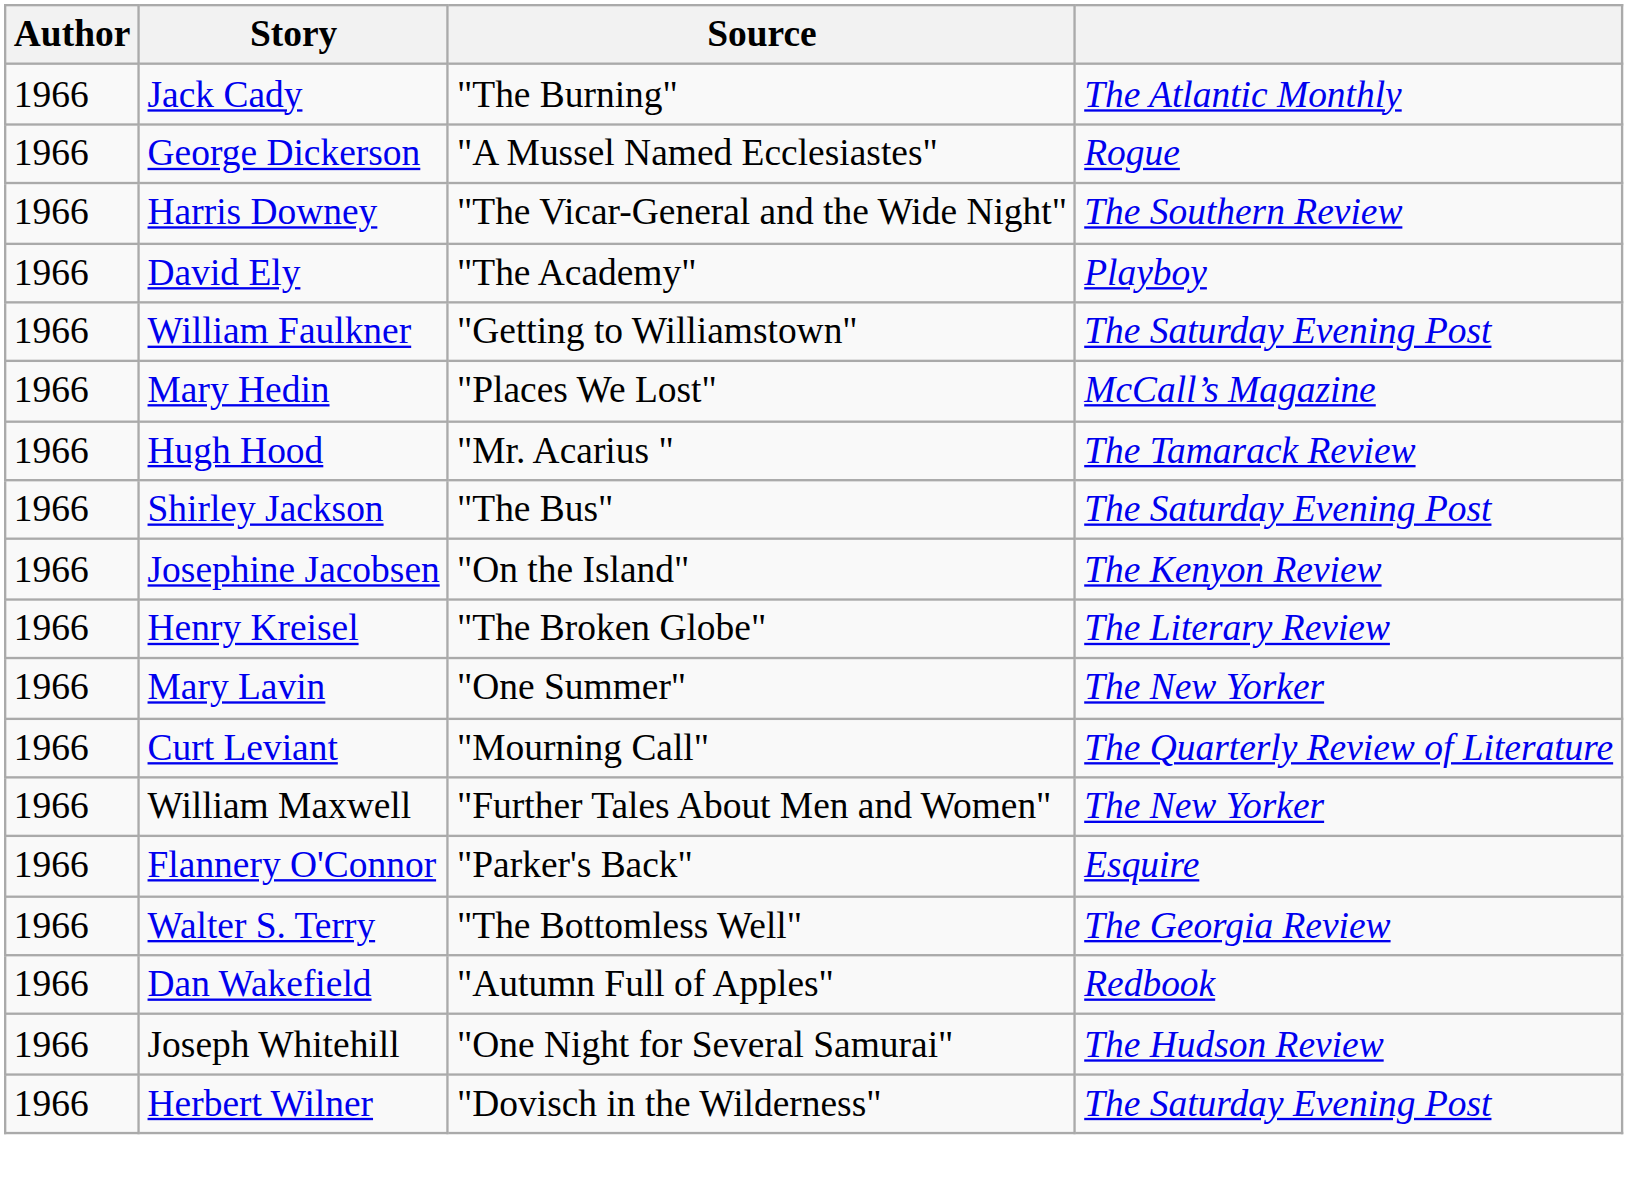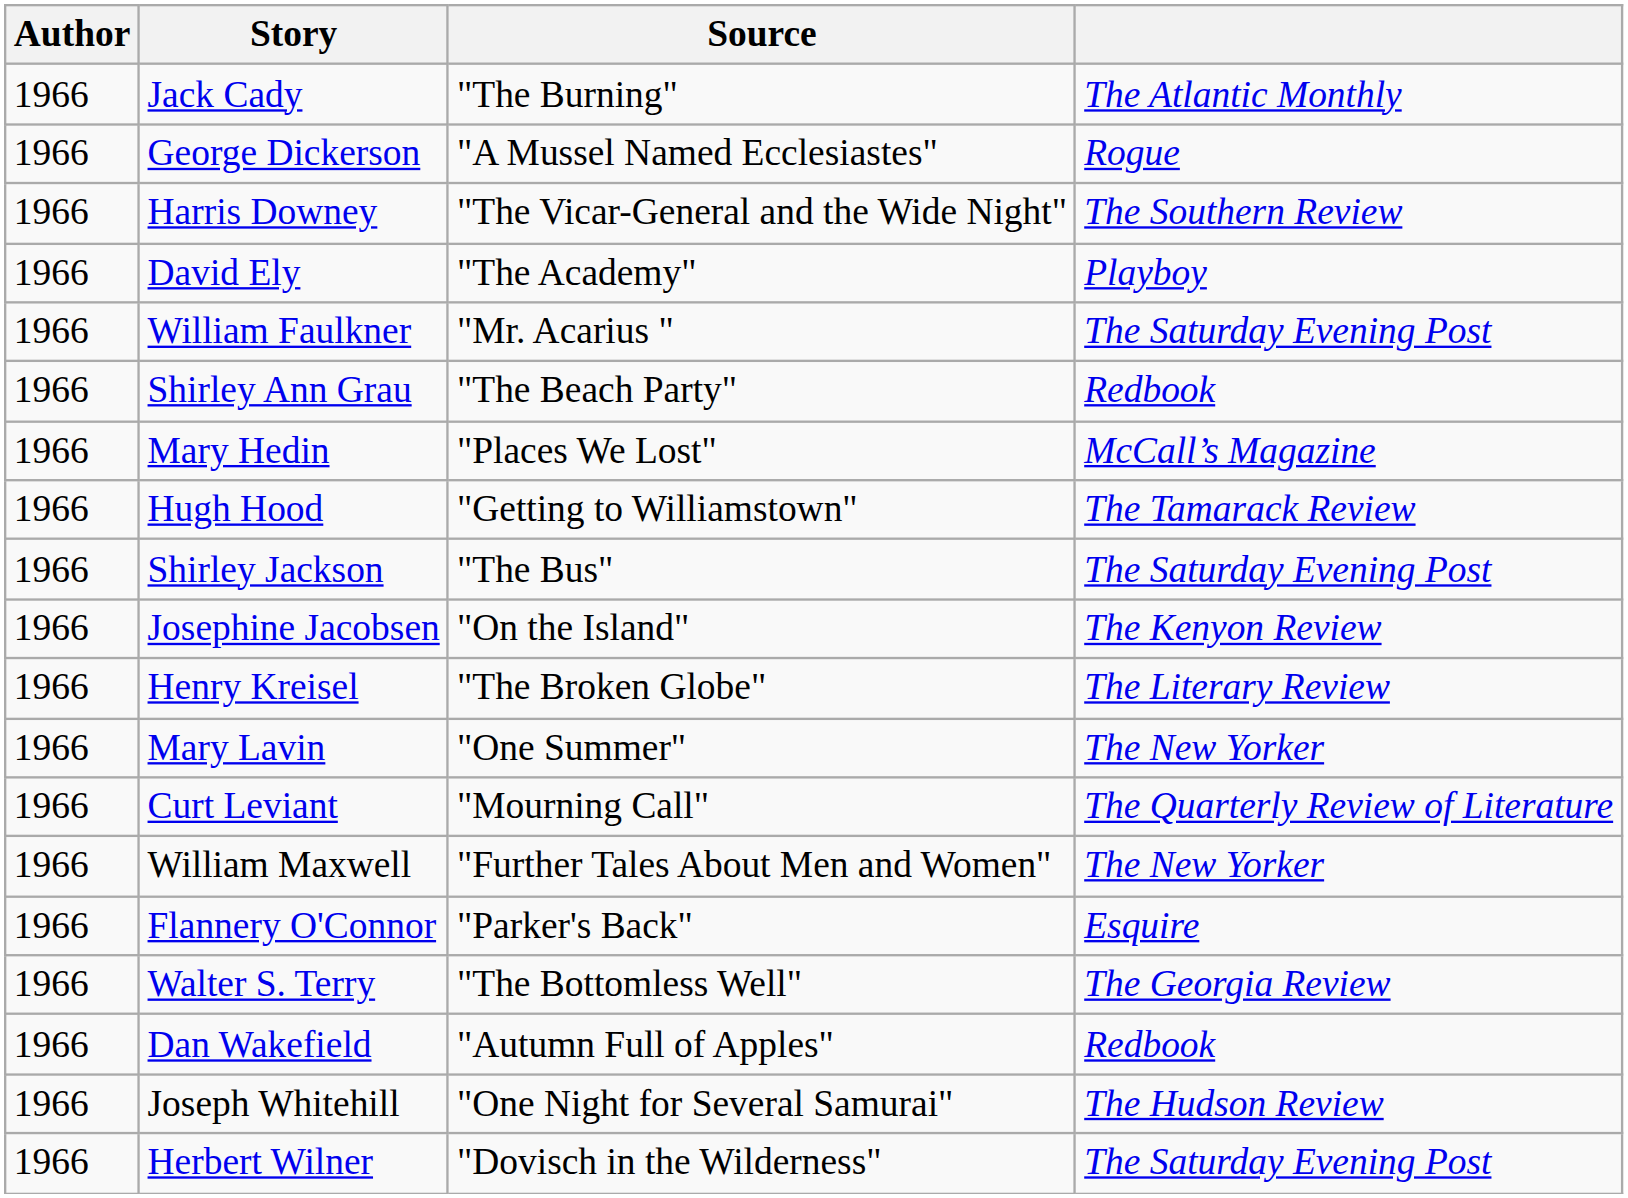(657, 331) "Getting to Williamstown" -> (565, 331) "Mr. Acarius "
+ row: (280, 390)
(565, 449) "Mr. Acarius " -> (657, 509) "Getting to Williamstown"
